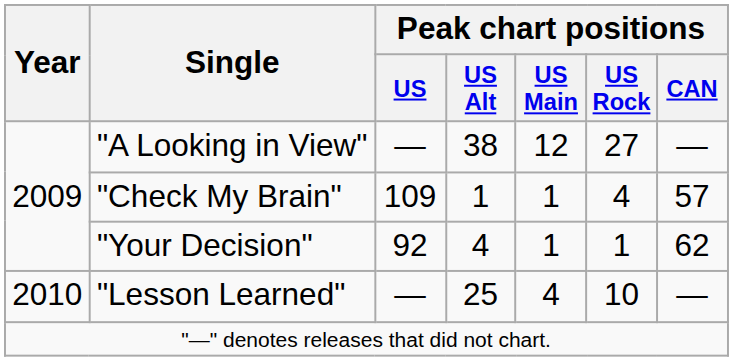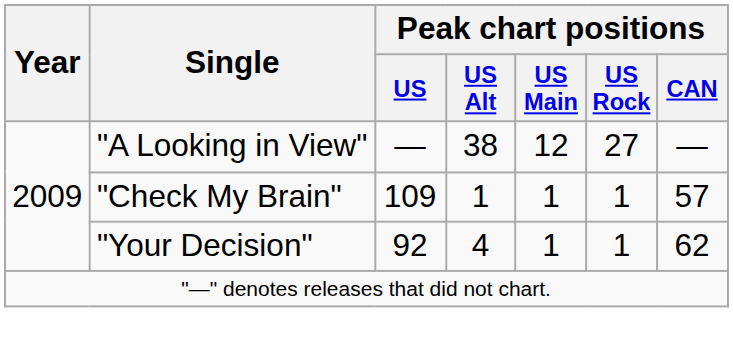(622, 196) 4 -> (622, 196) 1
- row: (221, 295)
